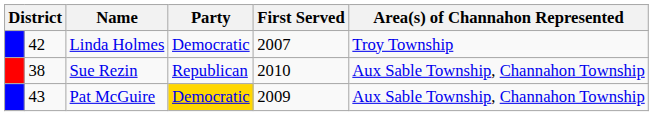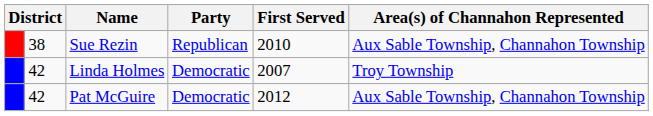rows swapped: (104, 70) <-> (117, 44)
(37, 96) 43 -> (37, 96) 42
(211, 96) gold background -> (211, 96) no background
(274, 96) 2009 -> (274, 96) 2012
